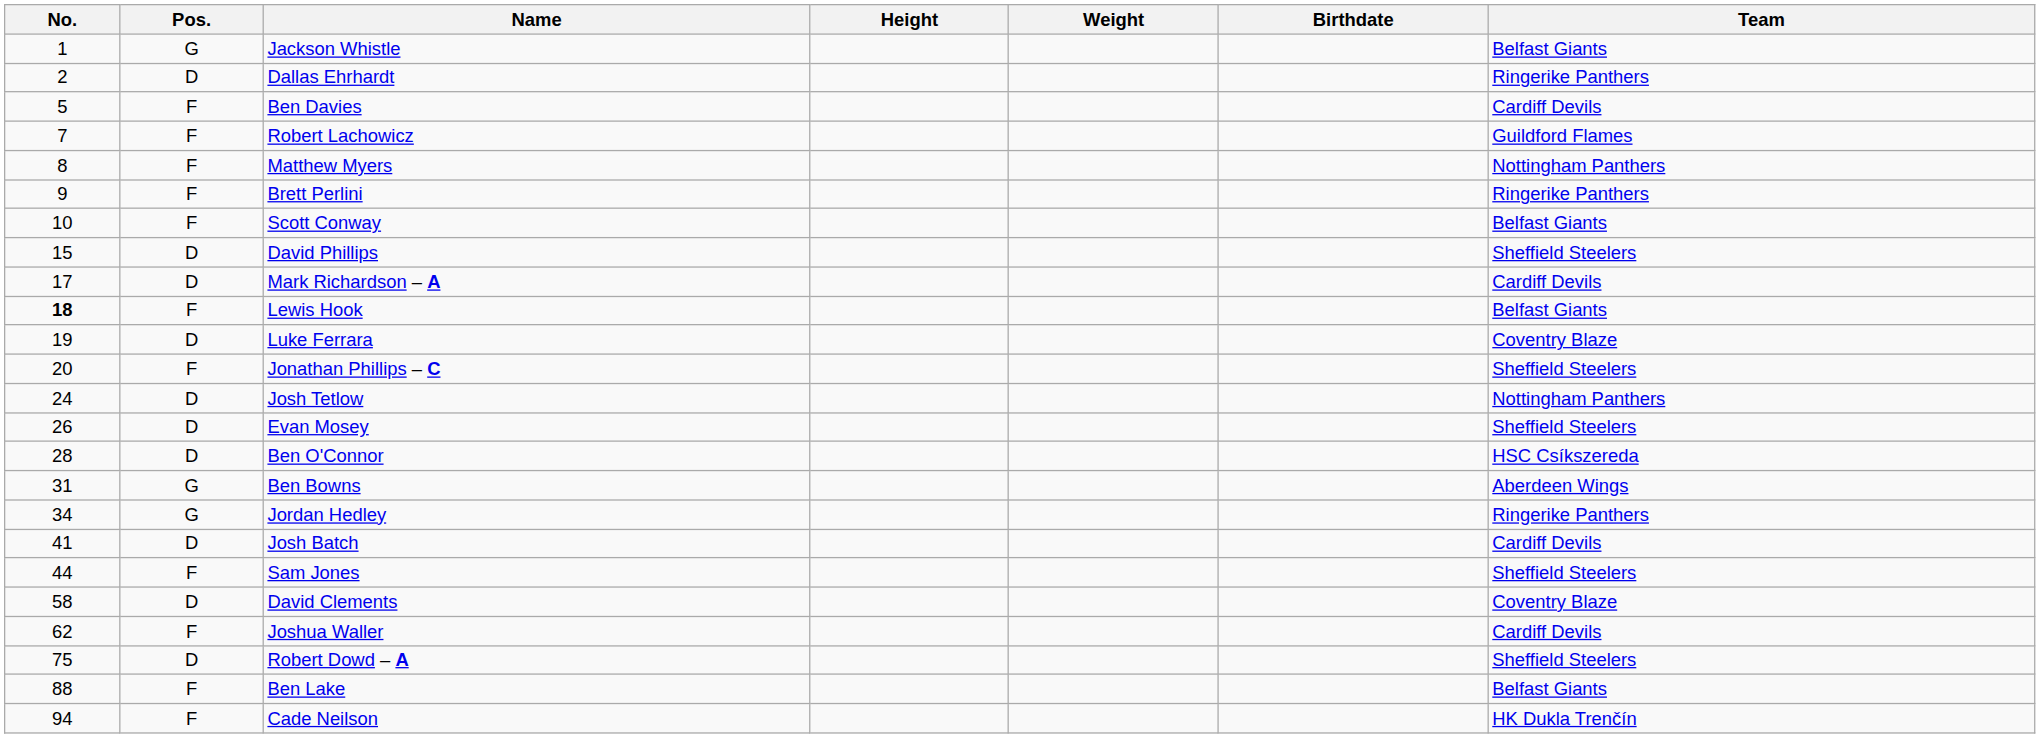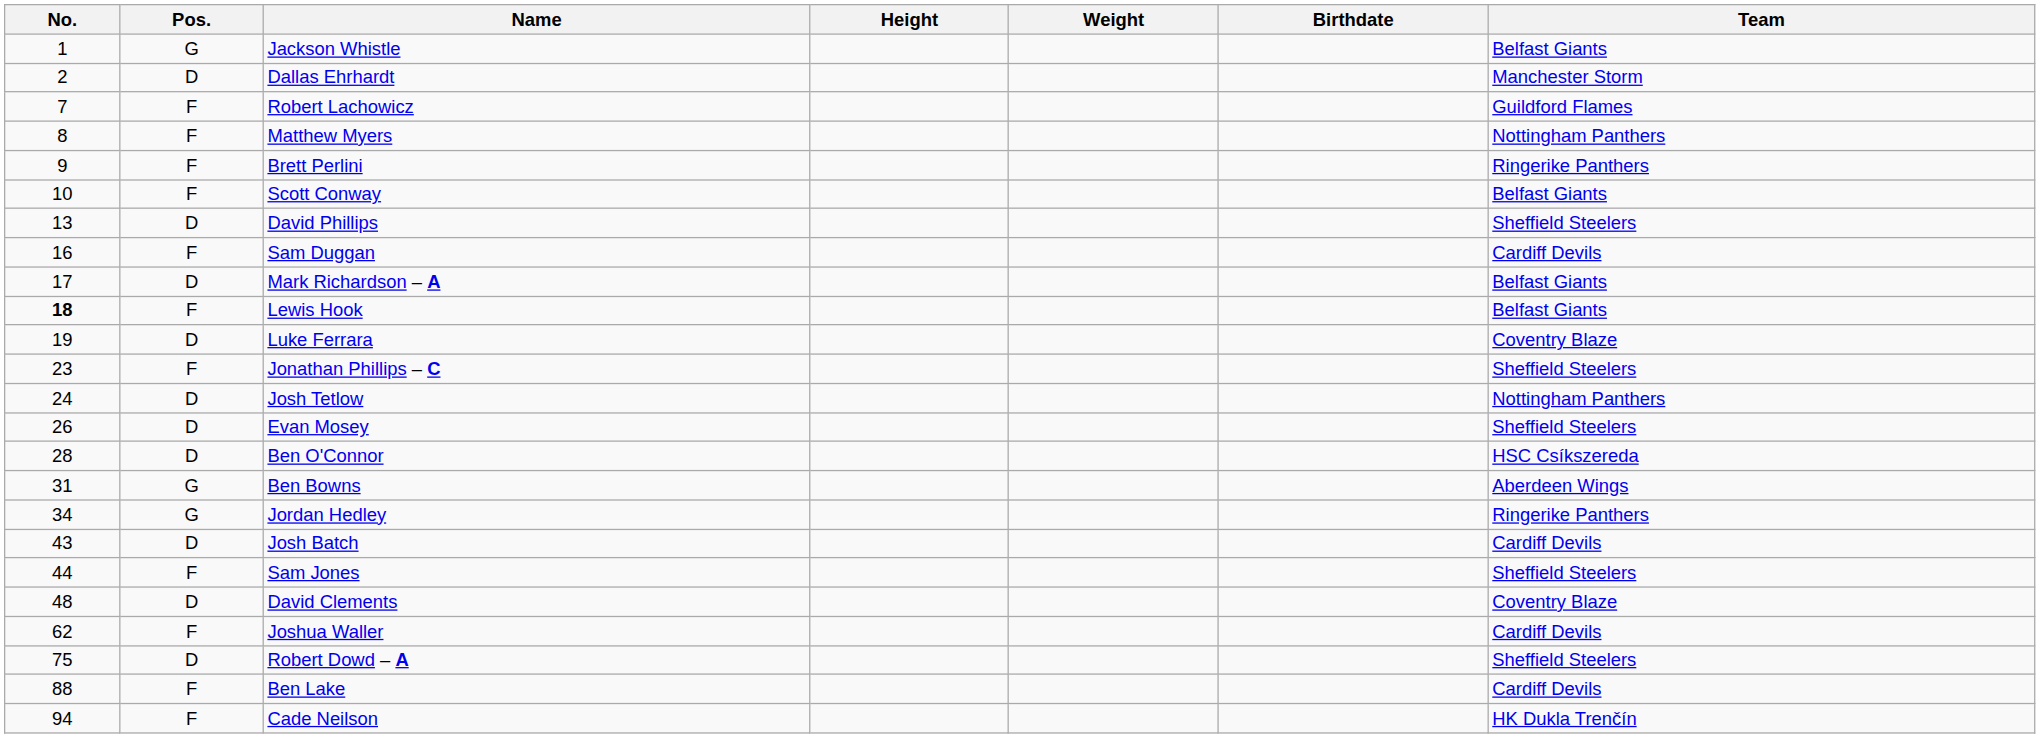(1571, 78) Ringerike Panthers -> (1568, 78) Manchester Storm
- row: (315, 107)
(62, 253) 15 -> (62, 223) 13
+ row: (321, 253)
(1547, 282) Cardiff Devils -> (1550, 282) Belfast Giants
(62, 369) 20 -> (62, 369) 23
(62, 544) 41 -> (62, 544) 43
(62, 602) 58 -> (62, 602) 48
(1550, 689) Belfast Giants -> (1547, 689) Cardiff Devils
